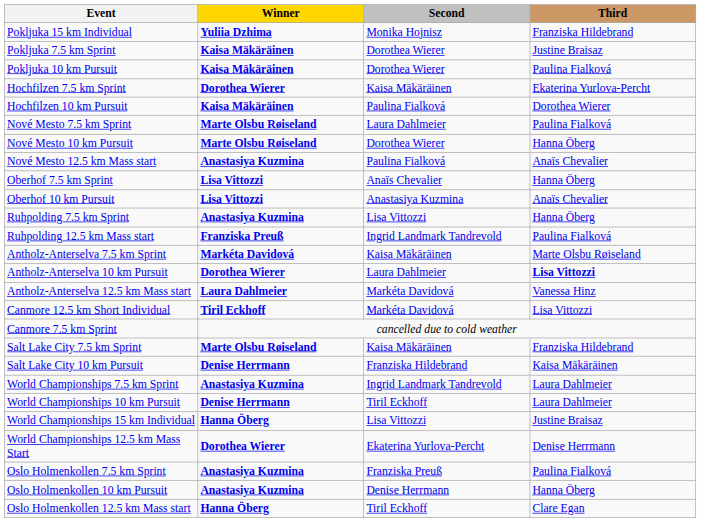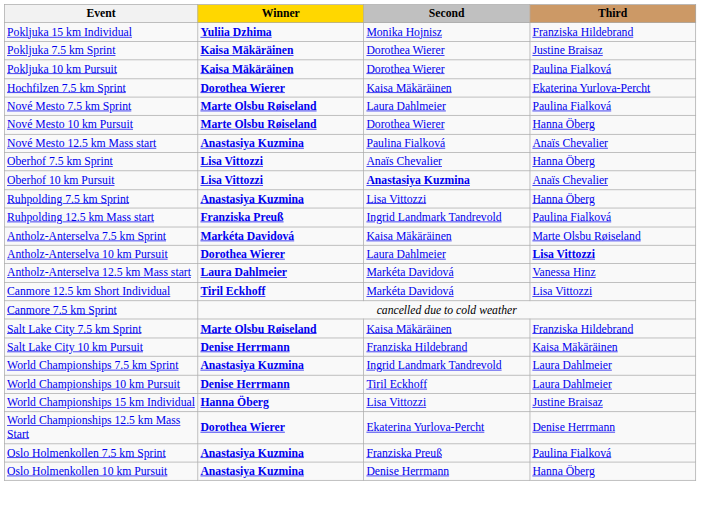- row: (67, 106)
(415, 198) normal -> (418, 180) bold
- row: (99, 508)
